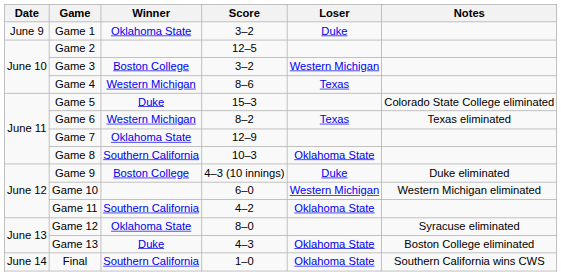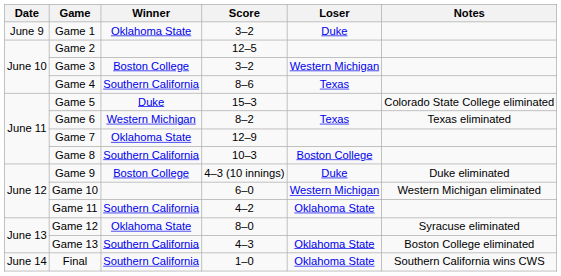(151, 84) Western Michigan -> (151, 84) Southern California
(334, 155) Oklahoma State -> (334, 155) Boston College
(151, 244) Duke -> (151, 244) Southern California
